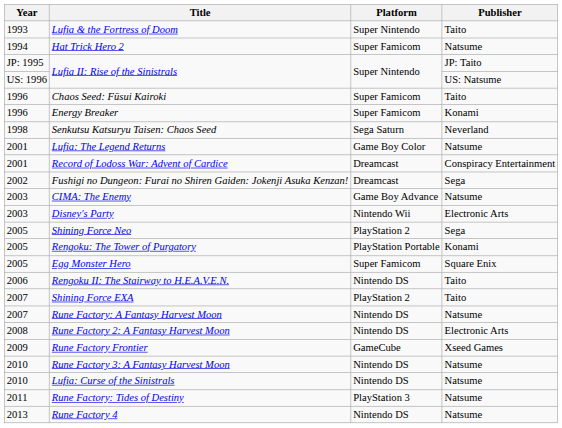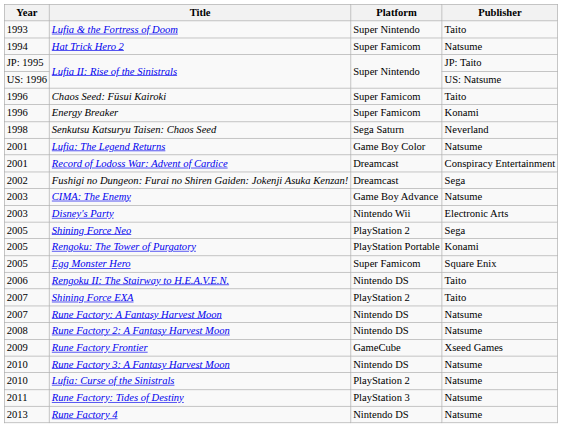(476, 331) Electronic Arts -> (463, 331) Natsume
(381, 381) Nintendo DS -> (382, 381) PlayStation 2
